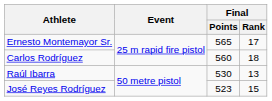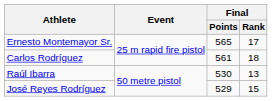(224, 58) 560 -> (224, 58) 561
(224, 89) 523 -> (224, 89) 529
